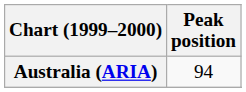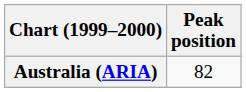(203, 71) 94 -> (203, 71) 82
